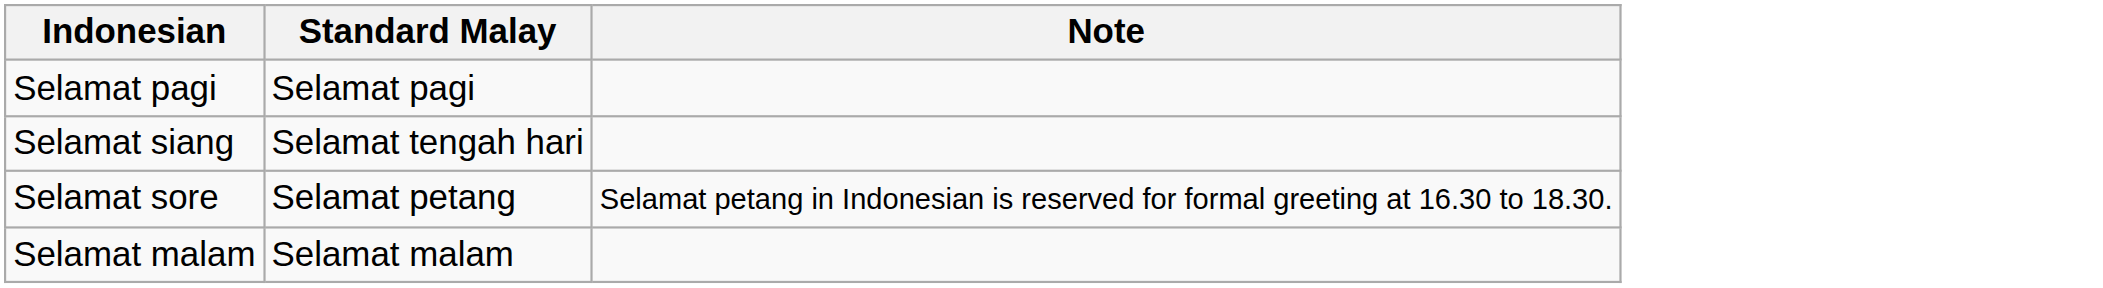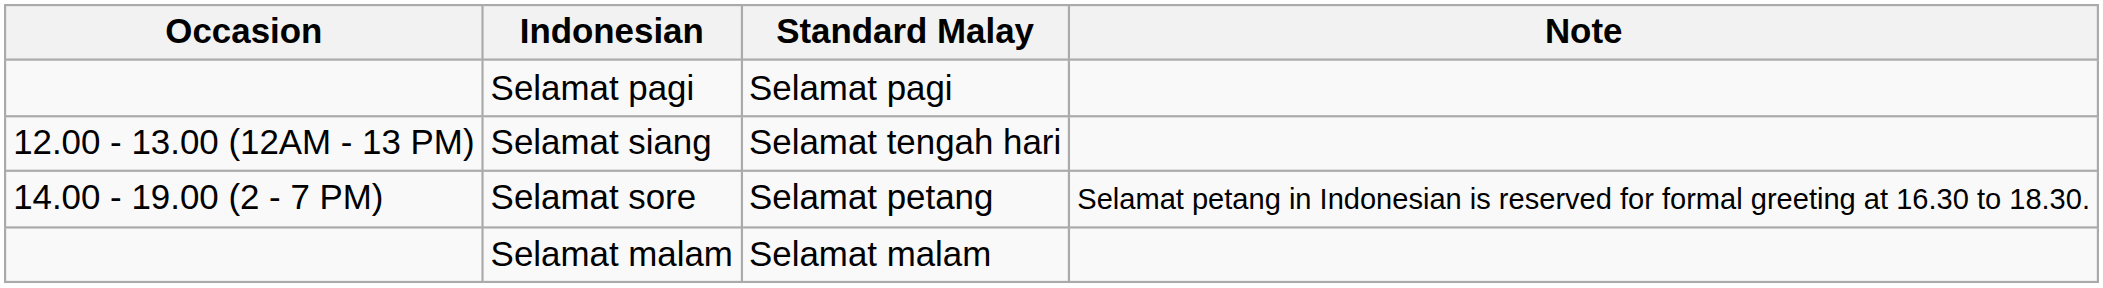+ column: (244, 32)
